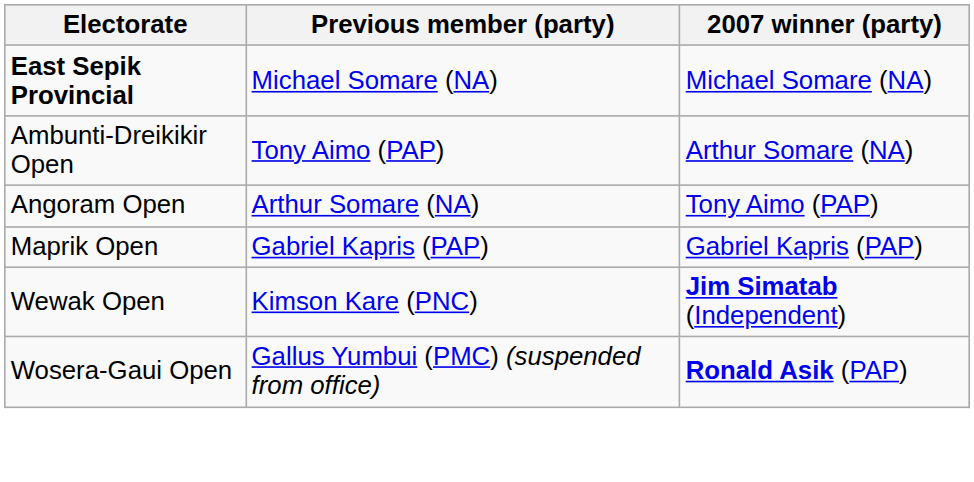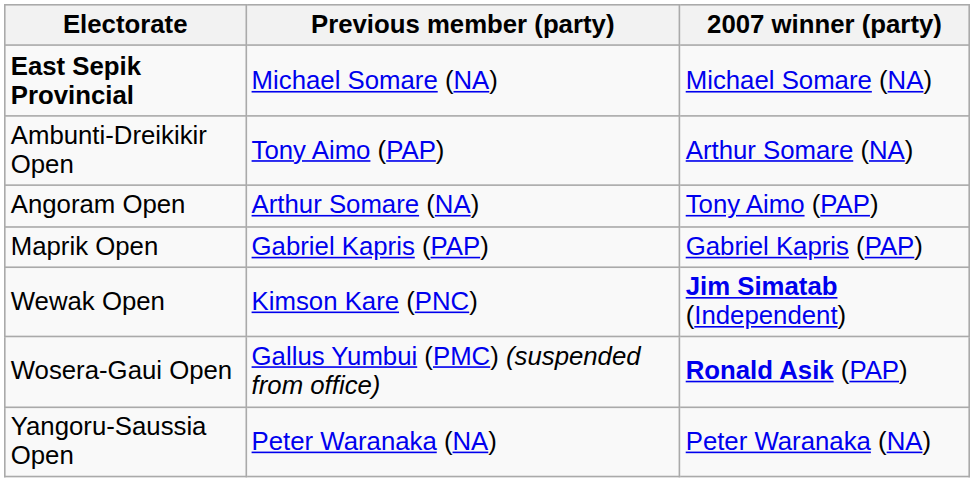+ row: (109, 441)
